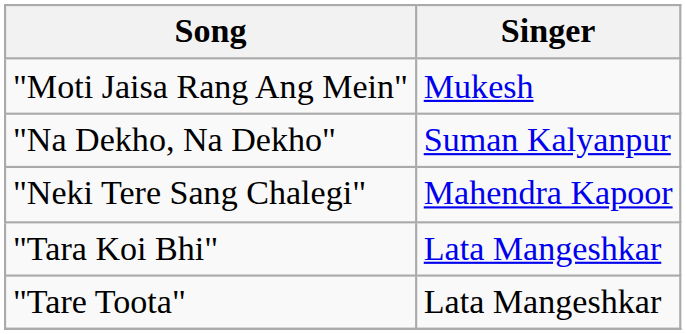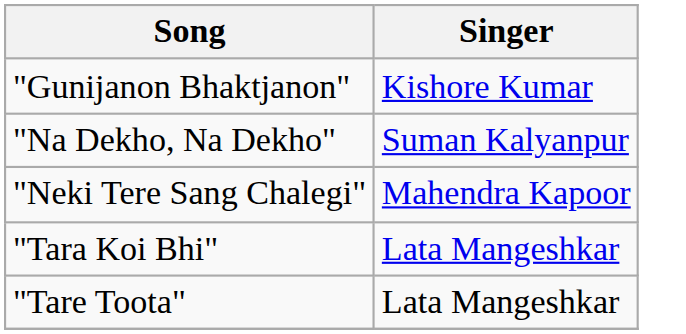+ row: (182, 85)
- row: (210, 85)
